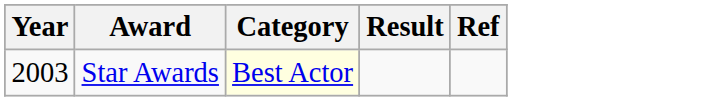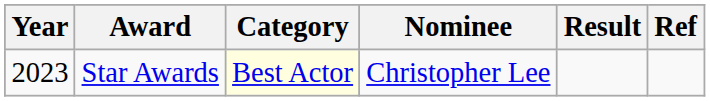+ column: (458, 27)
(40, 72) 2003 -> (40, 72) 2023
